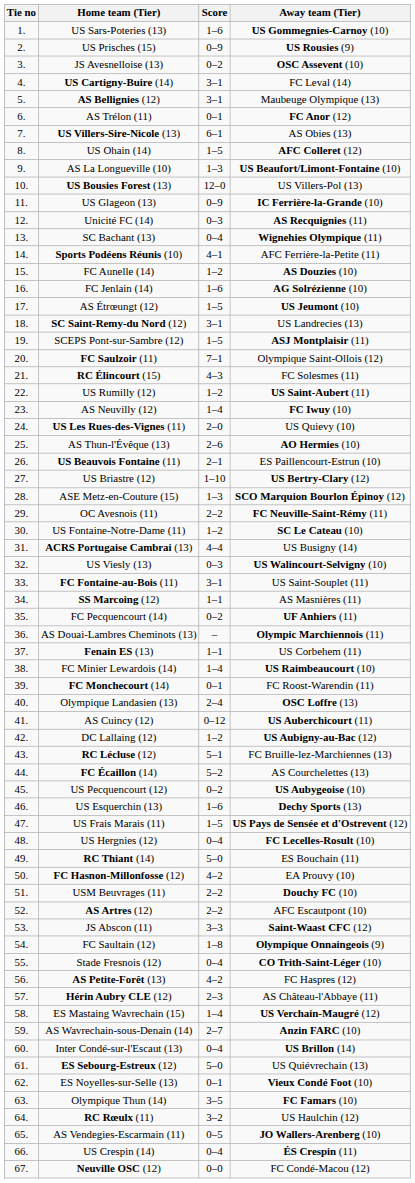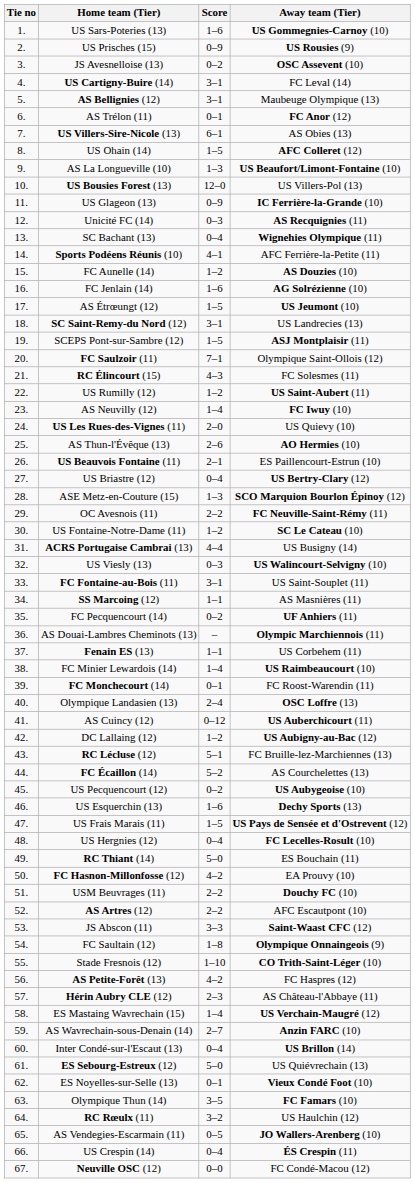(215, 479) 1–10 -> (215, 479) 0–4
(215, 962) 0–4 -> (215, 962) 1–10
